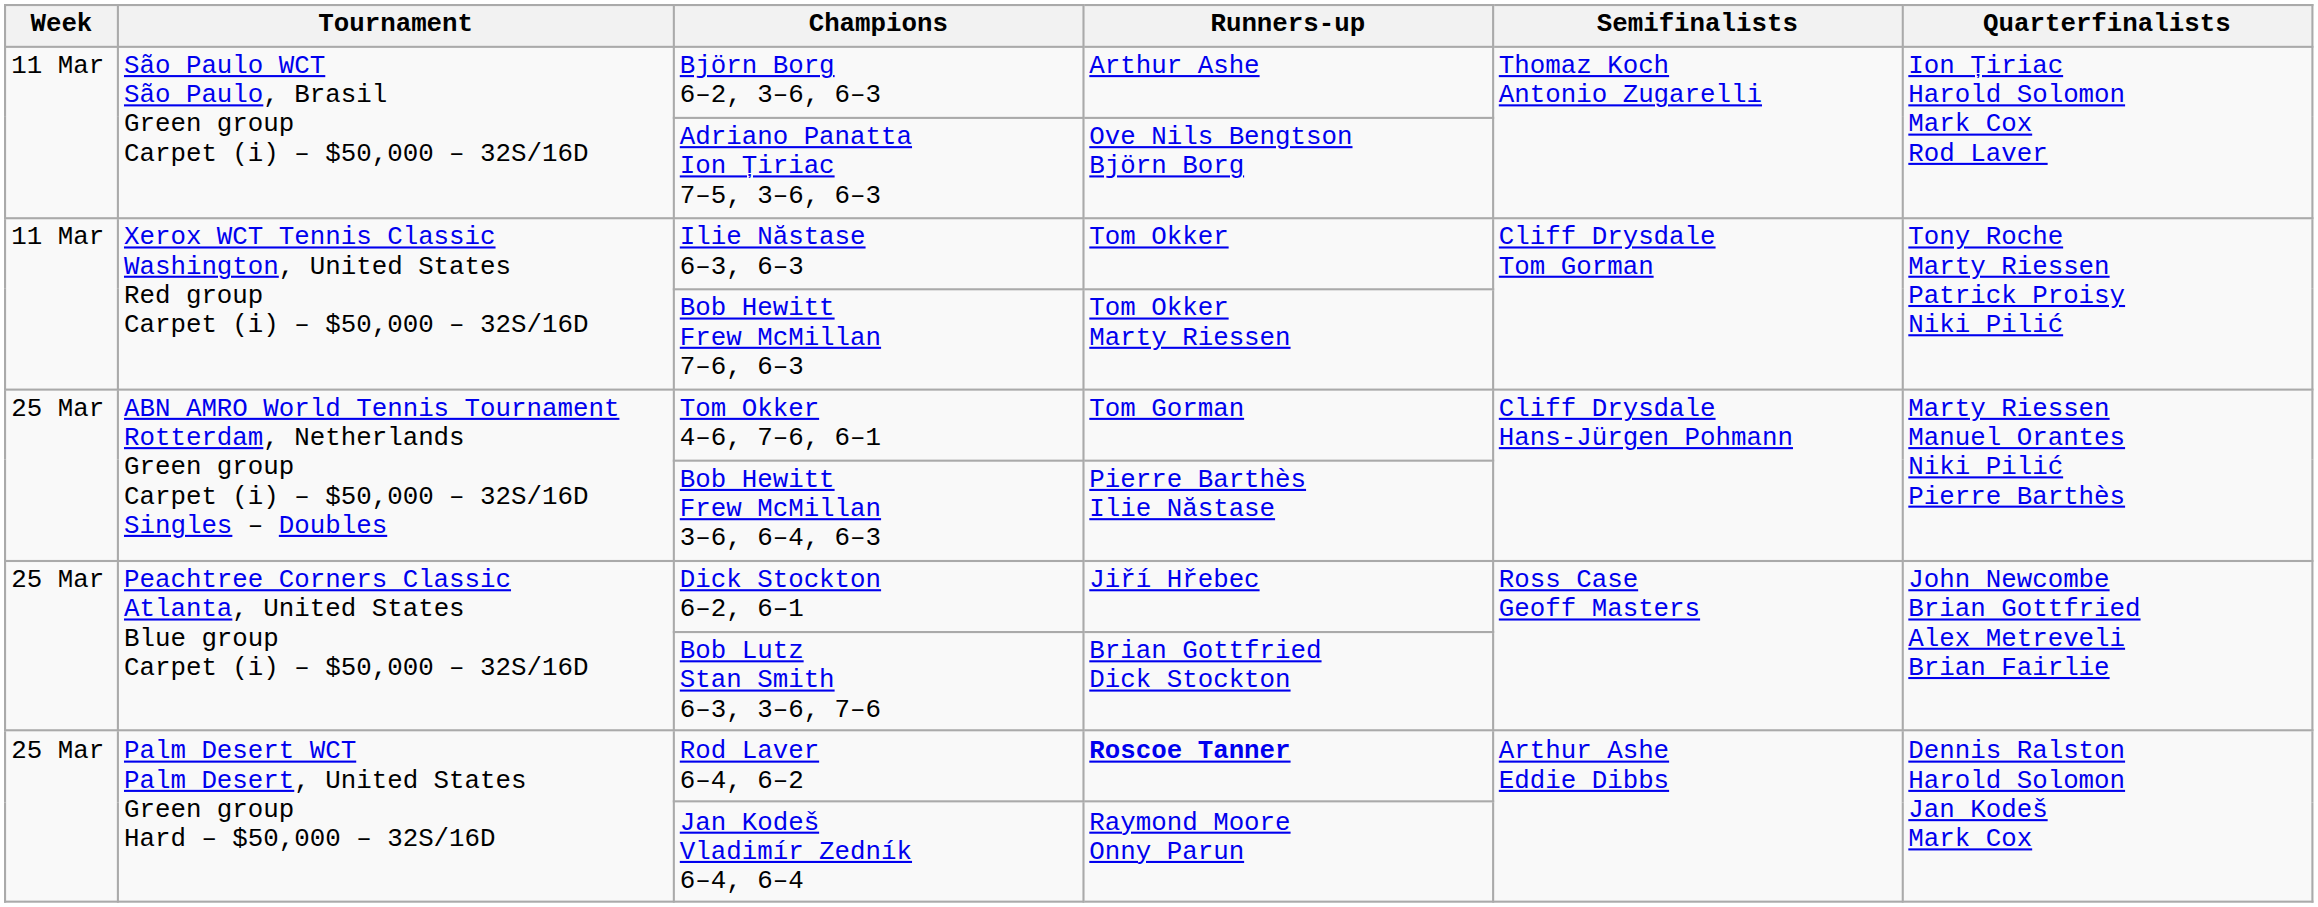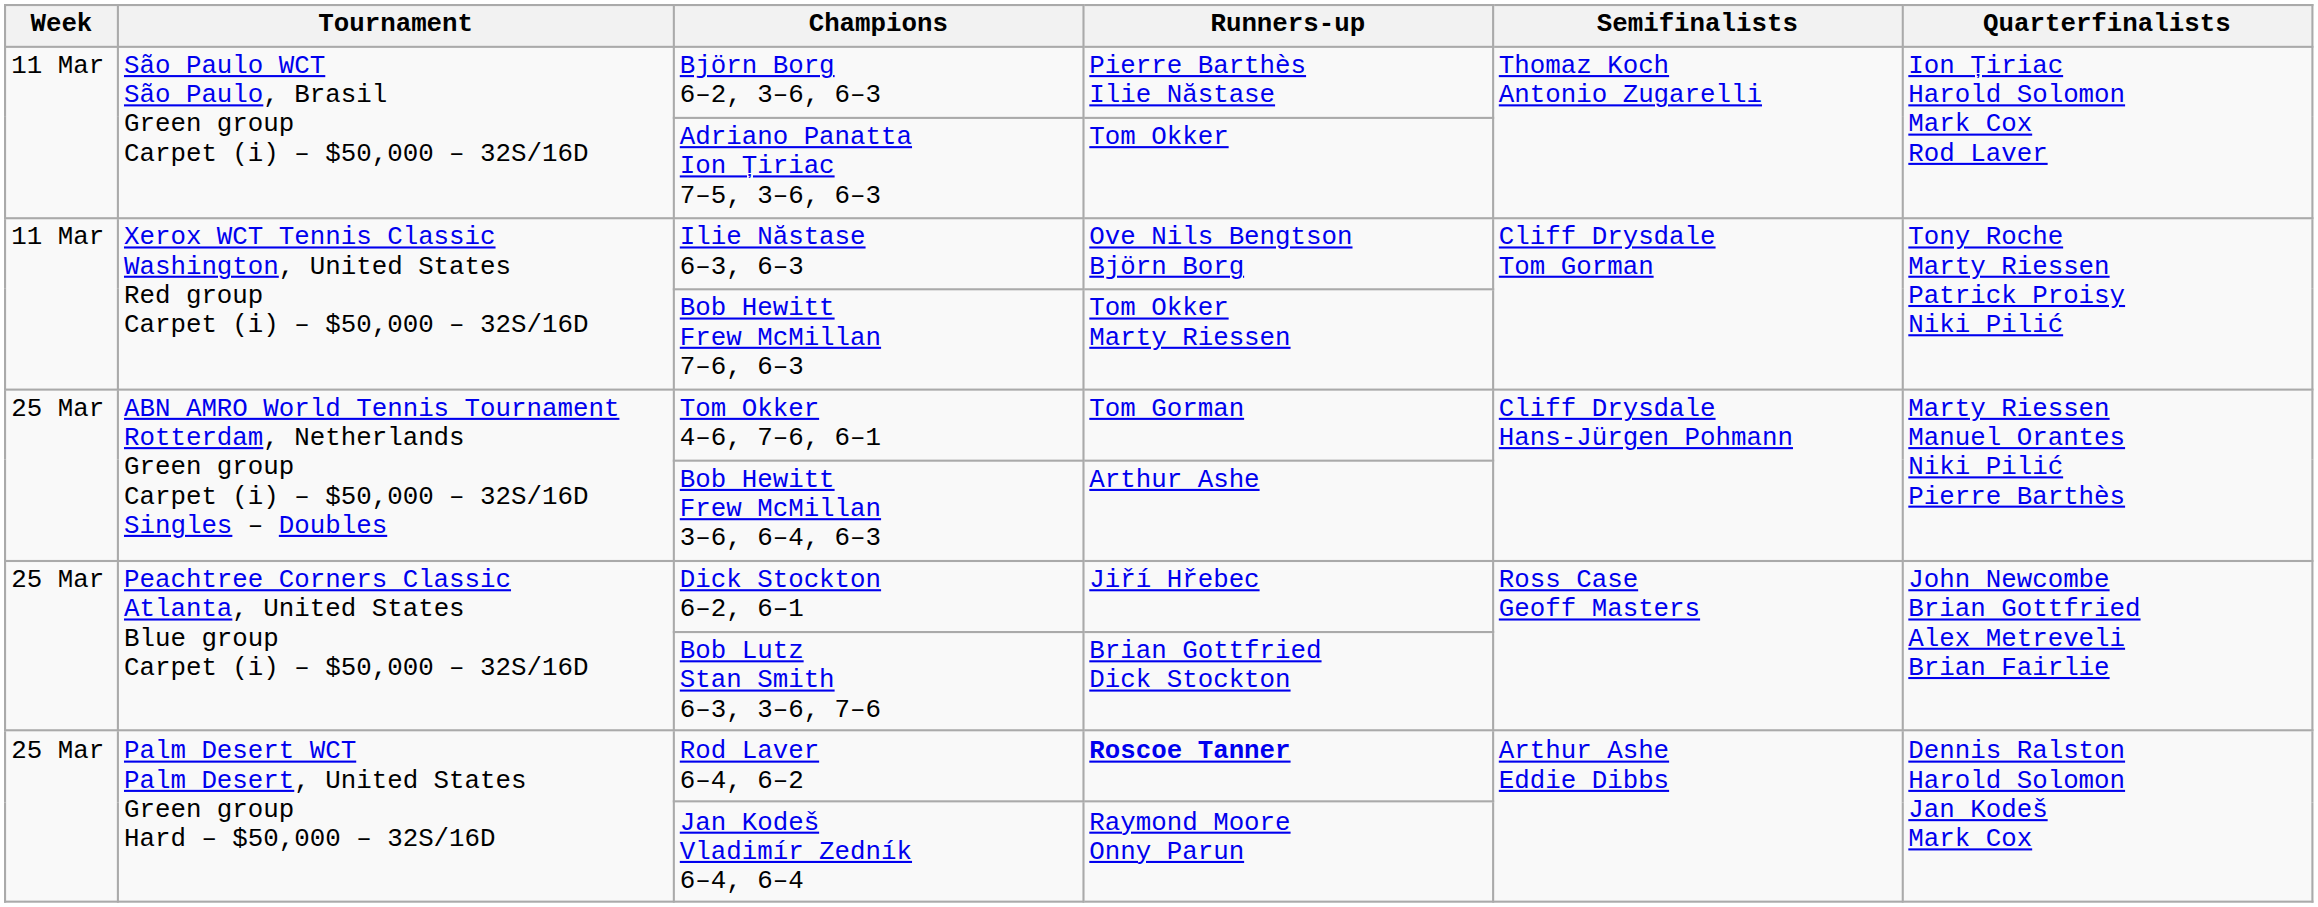(1174, 68) Arthur Ashe -> (1198, 83) Pierre Barthès Ilie Năstase
(1221, 153) Ove Nils Bengtson Björn Borg -> (1159, 139) Tom Okker
(1159, 239) Tom Okker -> (1221, 254) Ove Nils Bengtson Björn Borg
(1198, 496) Pierre Barthès Ilie Năstase -> (1174, 481) Arthur Ashe
